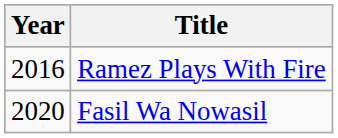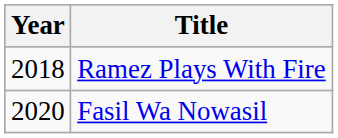(38, 68) 2016 -> (38, 68) 2018
